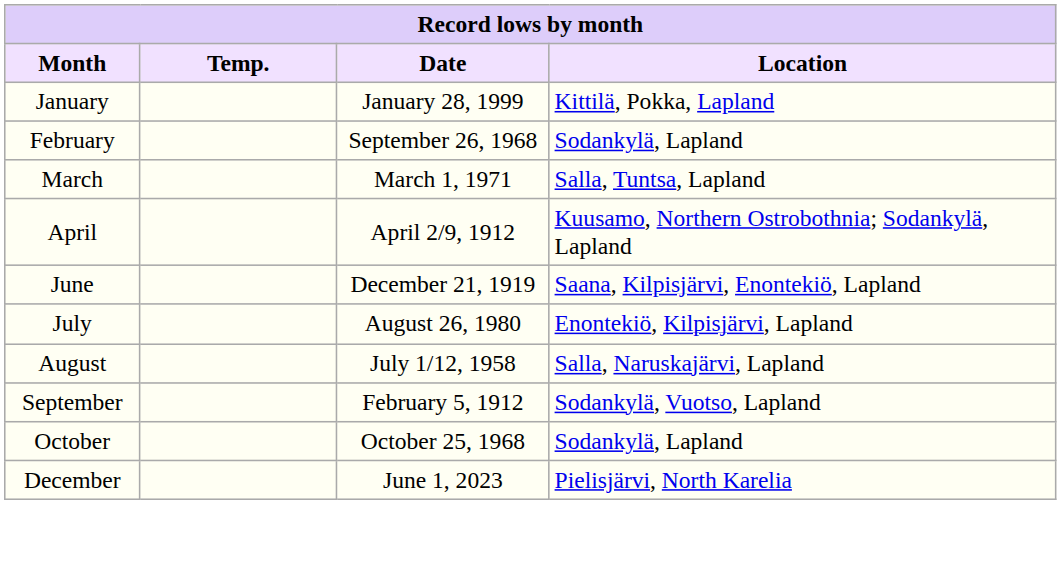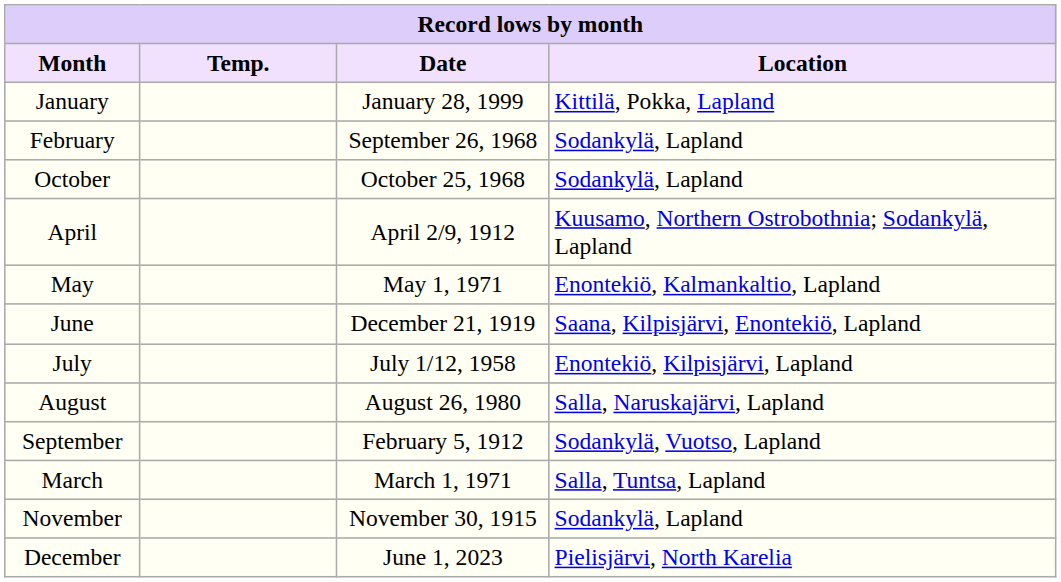rows swapped: (72, 179) <-> (72, 440)
+ row: (72, 285)
(443, 323) August 26, 1980 -> (443, 362) July 1/12, 1958
(443, 362) July 1/12, 1958 -> (443, 401) August 26, 1980
+ row: (72, 518)
